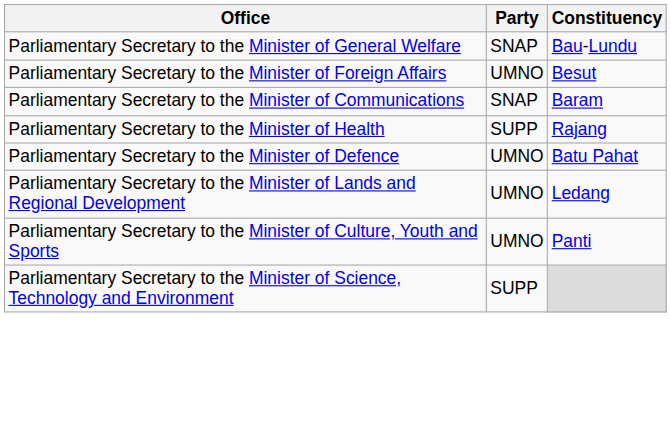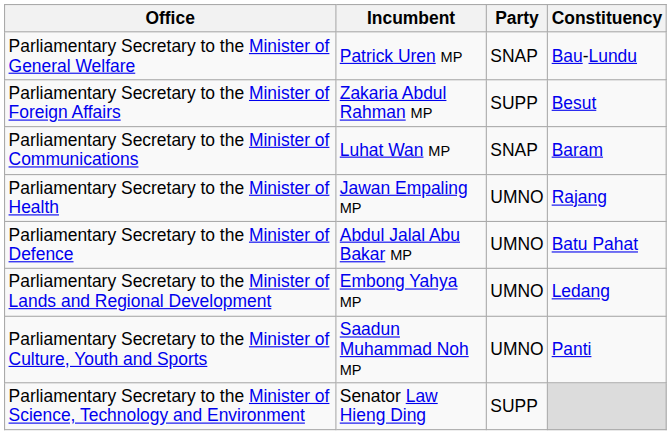+ column: (411, 18)
(517, 73) UMNO -> (514, 103) SUPP
(514, 128) SUPP -> (517, 197) UMNO
